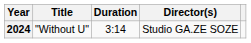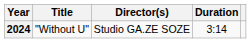columns swapped: (190, 12) <-> (116, 12)
